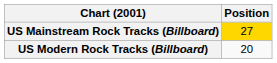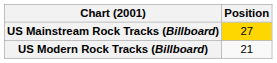(247, 49) 20 -> (247, 49) 21
